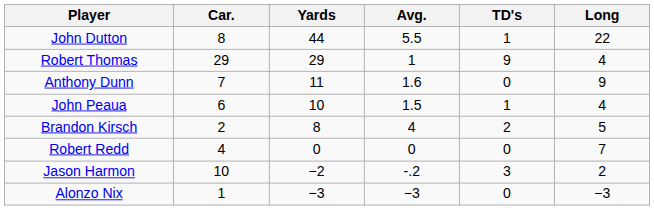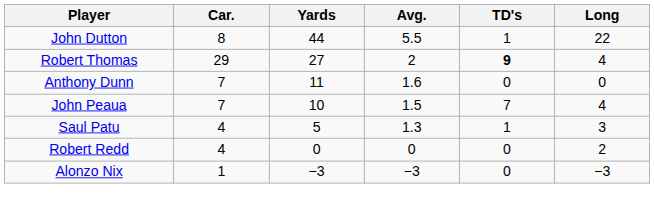(317, 60) 29 -> (317, 60) 27
(412, 60) 1 -> (412, 60) 2
(507, 60) normal -> (507, 60) bold
(602, 82) 9 -> (602, 82) 0
(221, 104) 6 -> (221, 104) 7
(507, 104) 1 -> (507, 104) 7
- row: (89, 127)
+ row: (89, 127)
(602, 149) 7 -> (602, 149) 2
- row: (89, 171)
